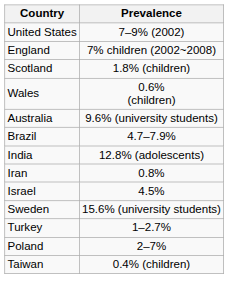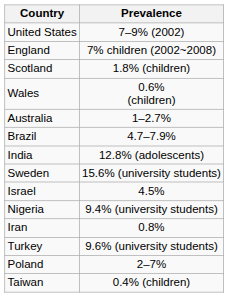(151, 118) 9.6% (university students) -> (151, 118) 1–2.7%
rows swapped: (17, 173) <-> (28, 209)
+ row: (26, 209)
(151, 228) 1–2.7% -> (151, 246) 9.6% (university students)
